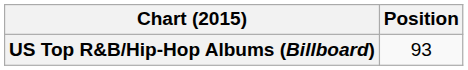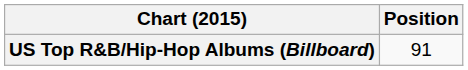(421, 49) 93 -> (421, 49) 91
